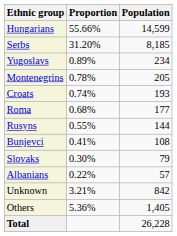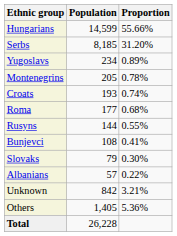columns swapped: (146, 12) <-> (93, 12)
